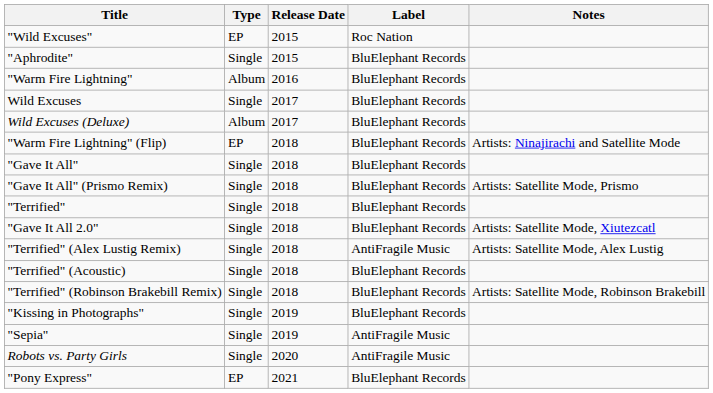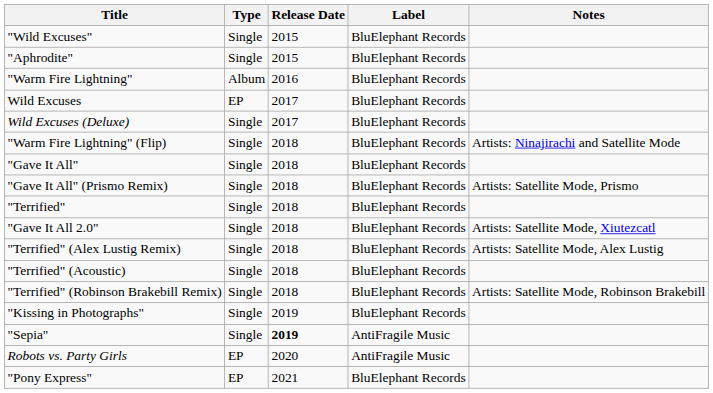(236, 36) EP -> (245, 36) Single
(382, 36) Roc Nation -> (408, 36) BluElephant Records
(245, 100) Single -> (236, 100) EP
(247, 121) Album -> (245, 121) Single
(236, 143) EP -> (245, 143) Single
(401, 249) AntiFragile Music -> (408, 249) BluElephant Records
(285, 334) normal -> (285, 334) bold
(245, 356) Single -> (236, 356) EP
